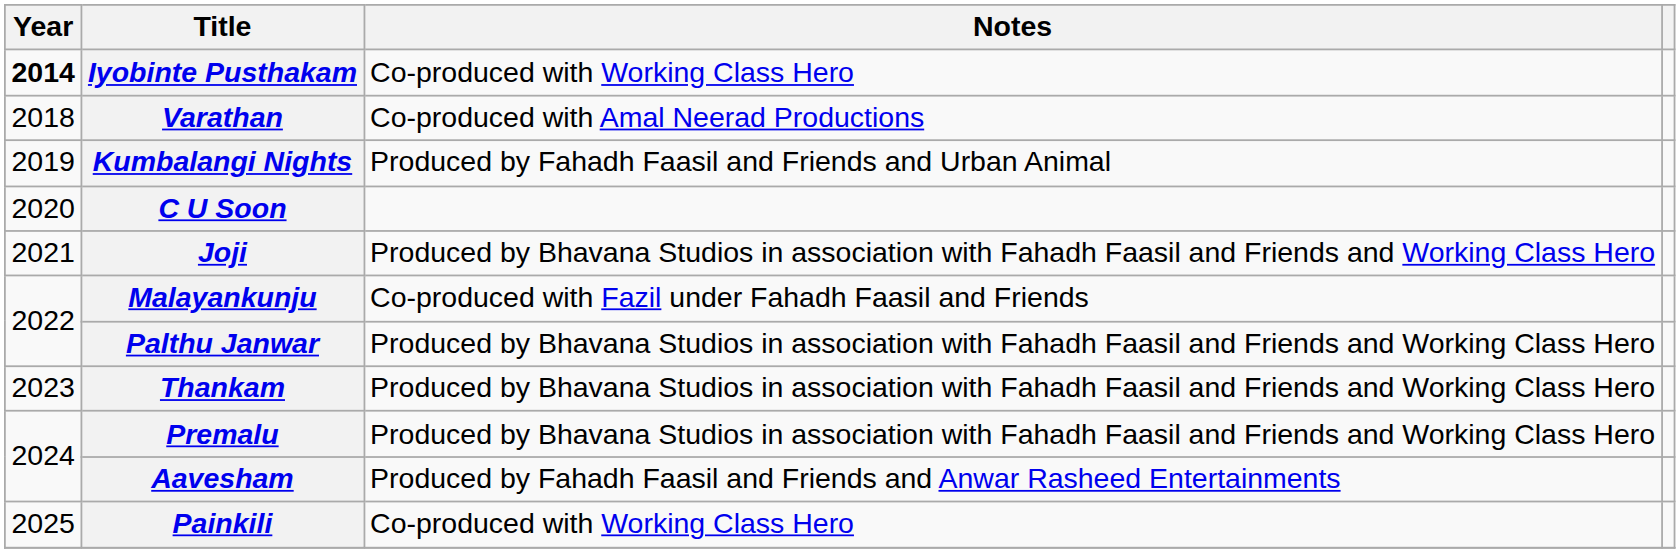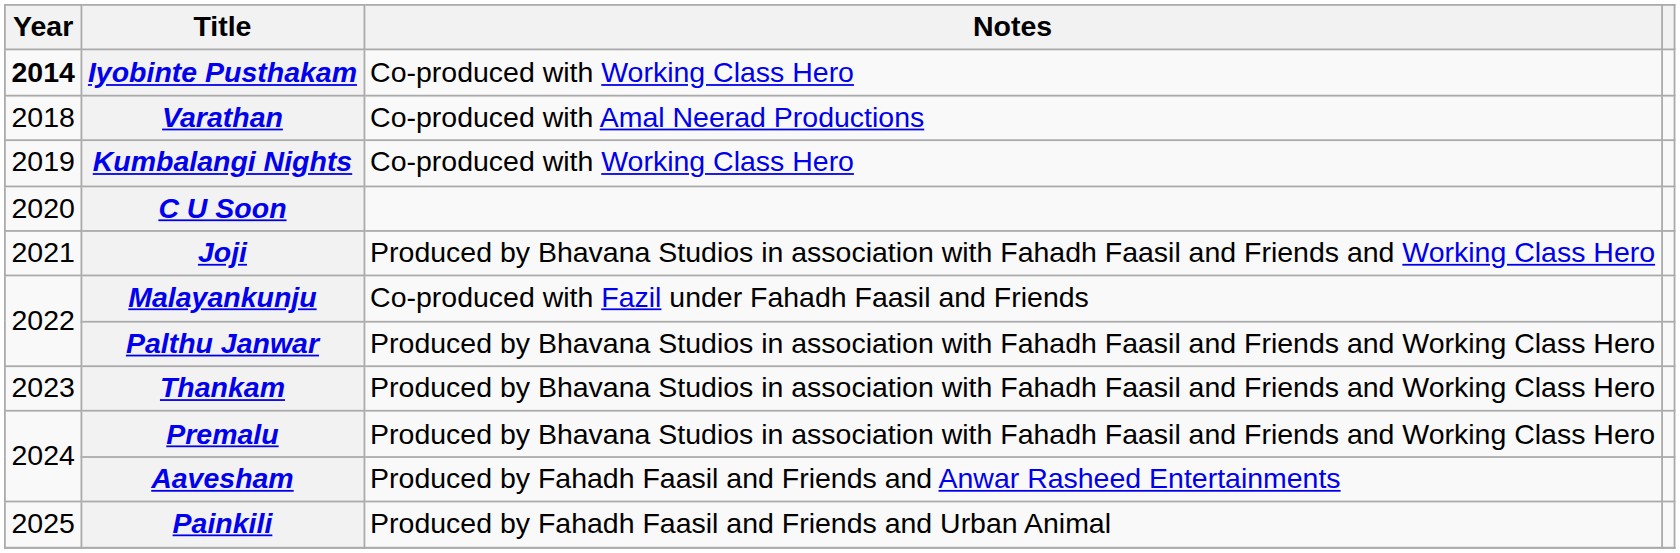(741, 162) Produced by Fahadh Faasil and Friends and Urban Animal -> (612, 162) Co-produced with Working Class Hero
(612, 523) Co-produced with Working Class Hero -> (741, 523) Produced by Fahadh Faasil and Friends and Urban Animal
